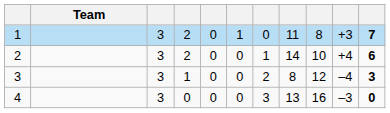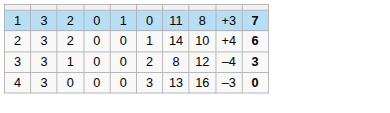- column: (89, 14)
